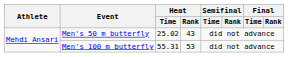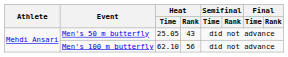(168, 34) 25.02 -> (168, 34) 25.05
(168, 46) 55.31 -> (168, 46) 62.10
(191, 46) 53 -> (191, 46) 56
